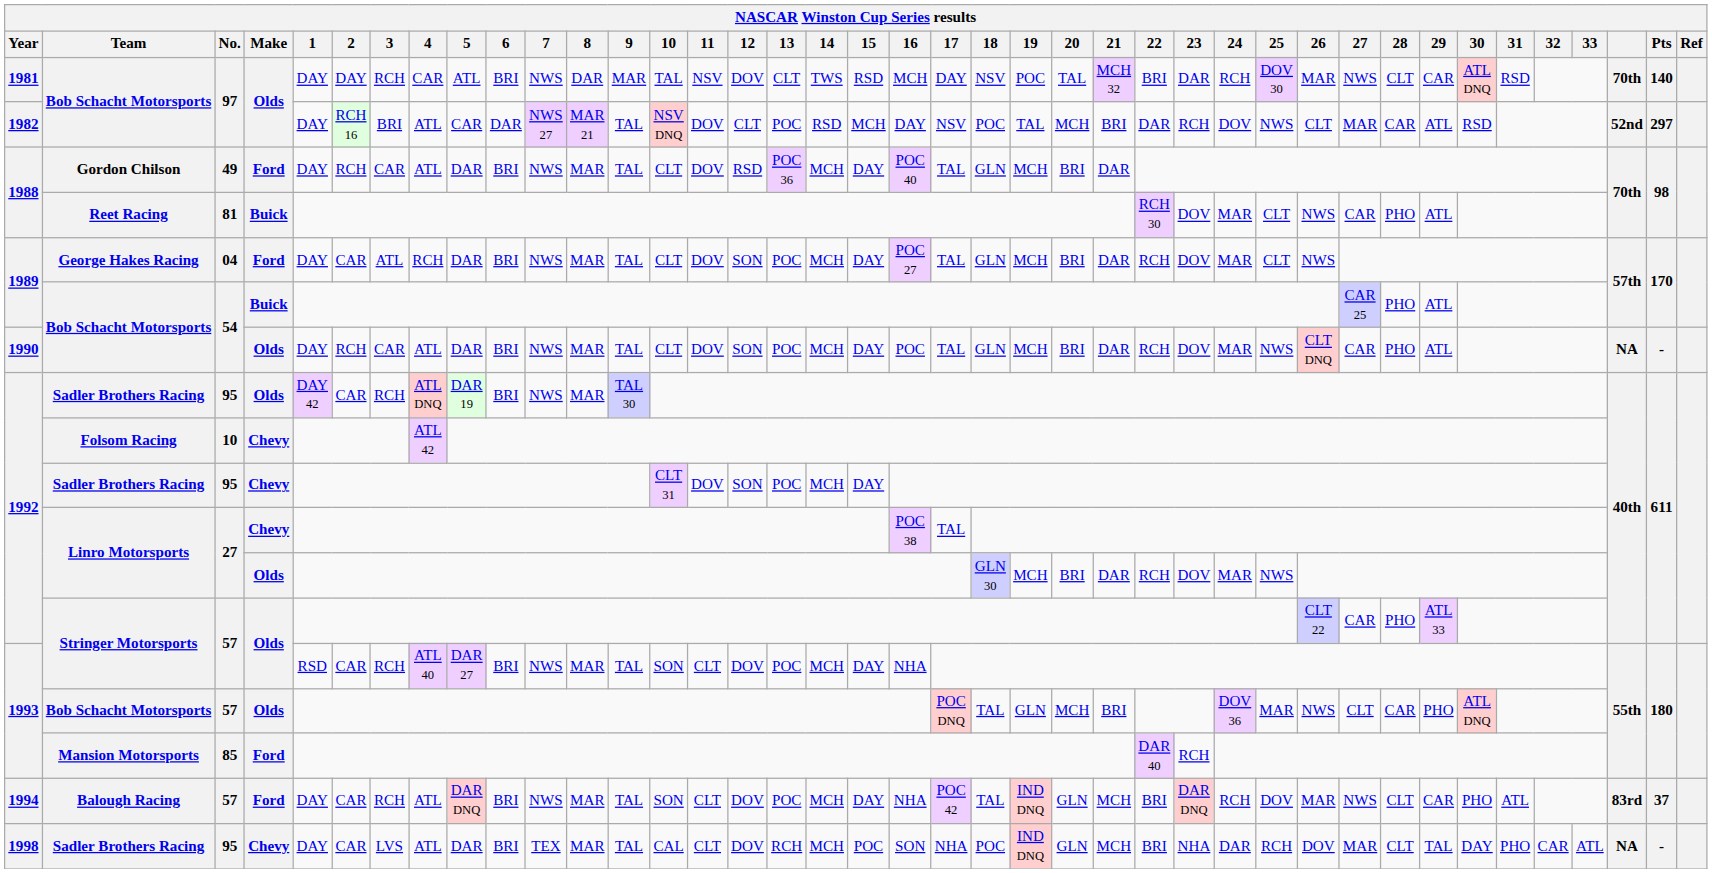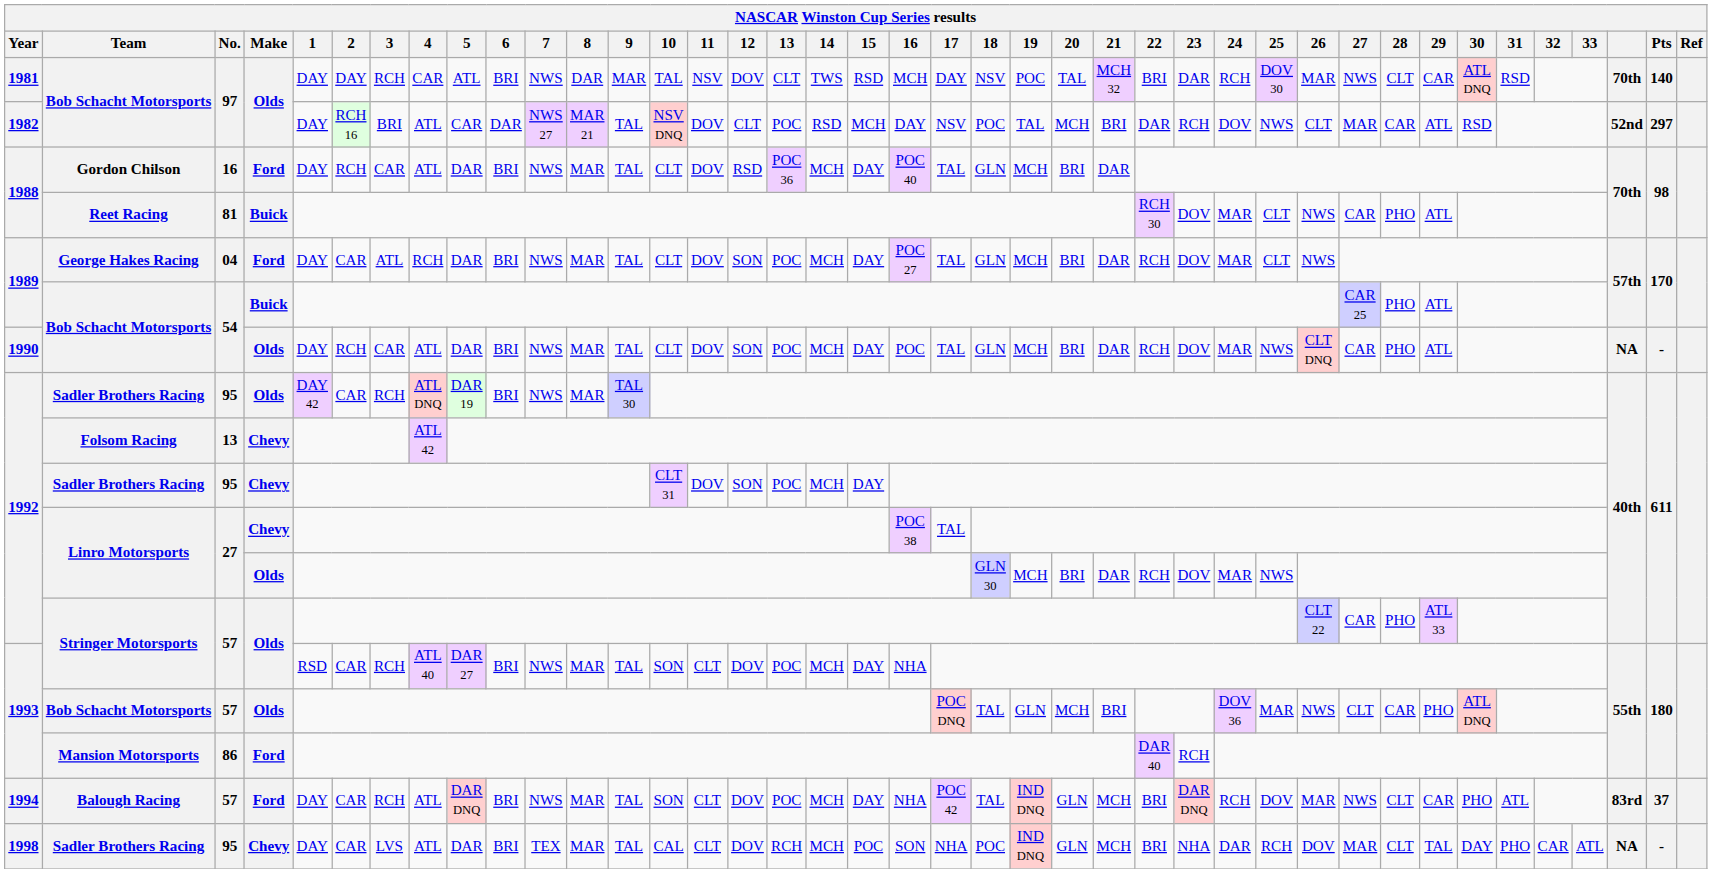(230, 169) 49 -> (230, 169) 16
(230, 440) 10 -> (230, 440) 13
(230, 755) 85 -> (230, 755) 86
